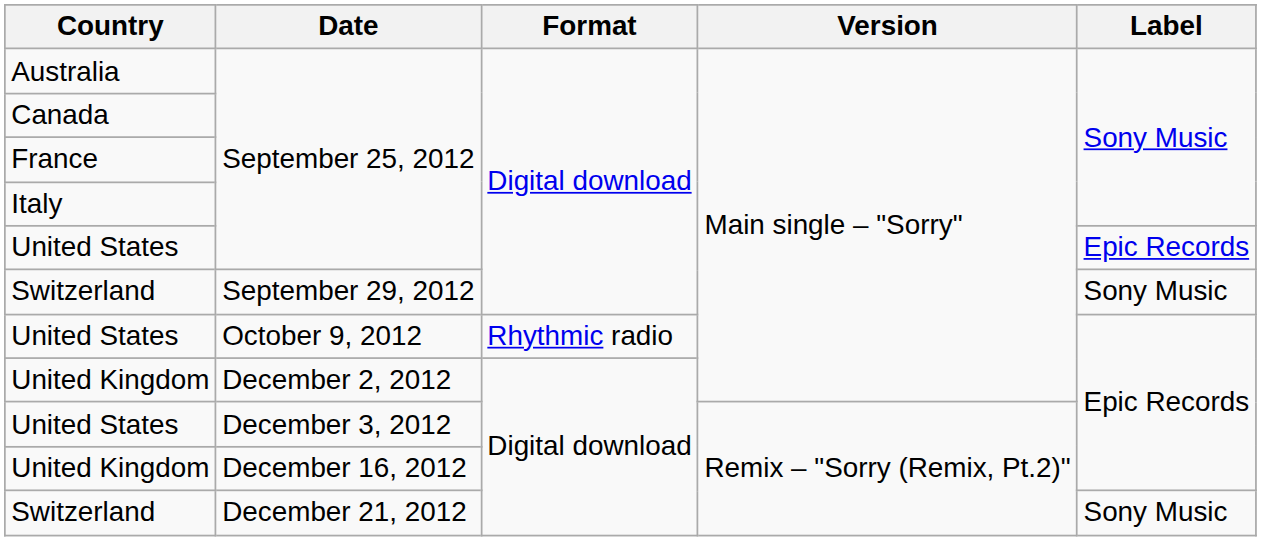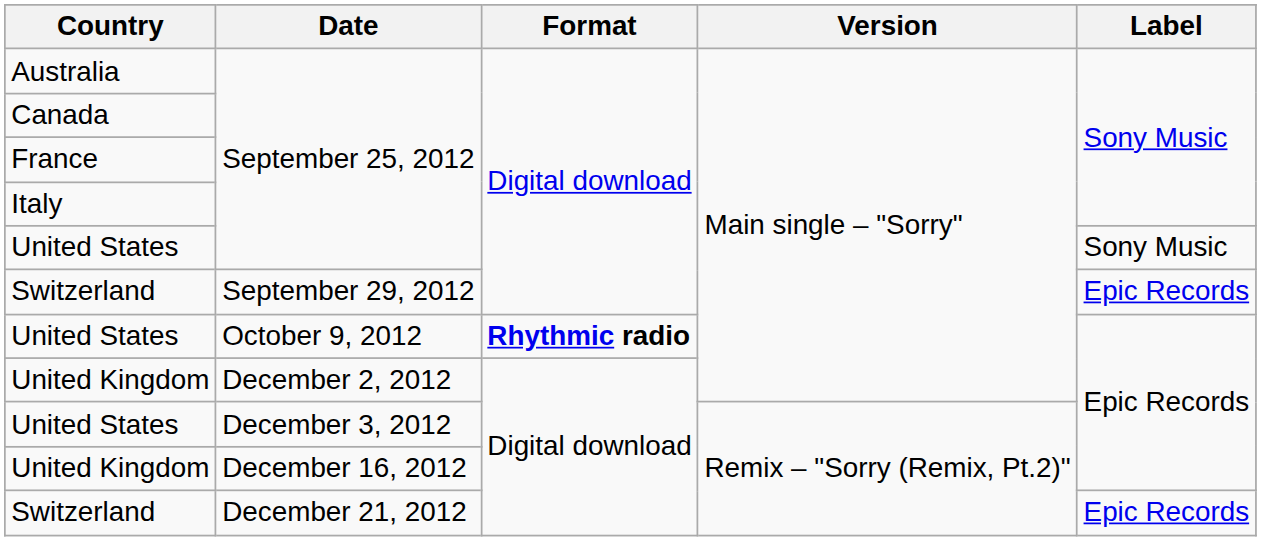(1166, 247) Epic Records -> (1156, 247) Sony Music
(1156, 291) Sony Music -> (1166, 291) Epic Records
(580, 335) normal -> (589, 335) bold
(1156, 512) Sony Music -> (1166, 512) Epic Records
